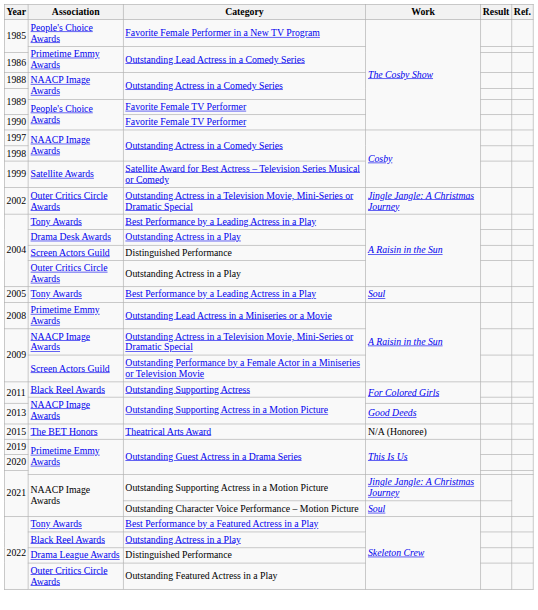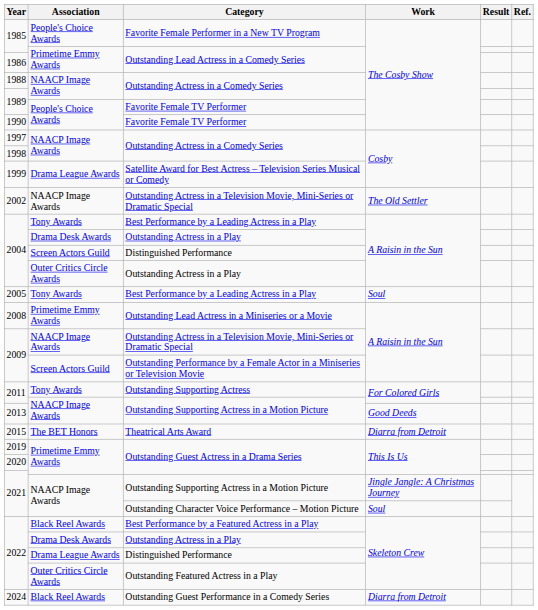(62, 174) Satellite Awards -> (75, 174) Drama League Awards
(69, 200) Outer Critics Circle Awards -> (60, 200) NAACP Image Awards
(421, 200) Jingle Jangle: A Christmas Journey -> (398, 200) The Old Settler
(68, 389) Black Reel Awards -> (56, 389) Tony Awards
(397, 431) N/A (Honoree) -> (407, 431) Diarra from Detroit
(56, 524) Tony Awards -> (68, 524) Black Reel Awards
(68, 539) Black Reel Awards -> (71, 539) Drama Desk Awards
+ row: (16, 597)
